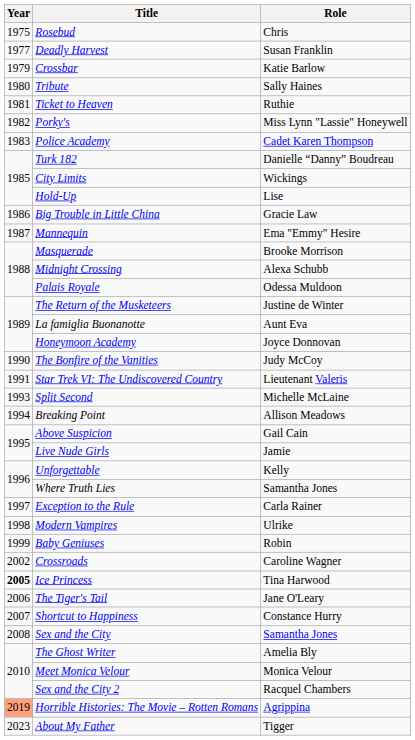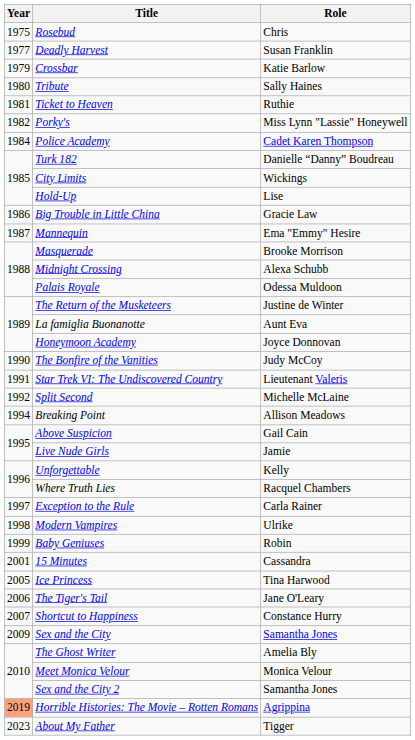(19, 141) 1983 -> (19, 141) 1984
(19, 397) 1993 -> (19, 397) 1992
(300, 488) Samantha Jones -> (307, 488) Racquel Chambers
+ row: (61, 561)
- row: (62, 561)
(19, 580) bold -> (19, 580) normal
(19, 634) 2008 -> (19, 634) 2009
(307, 689) Racquel Chambers -> (300, 689) Samantha Jones
